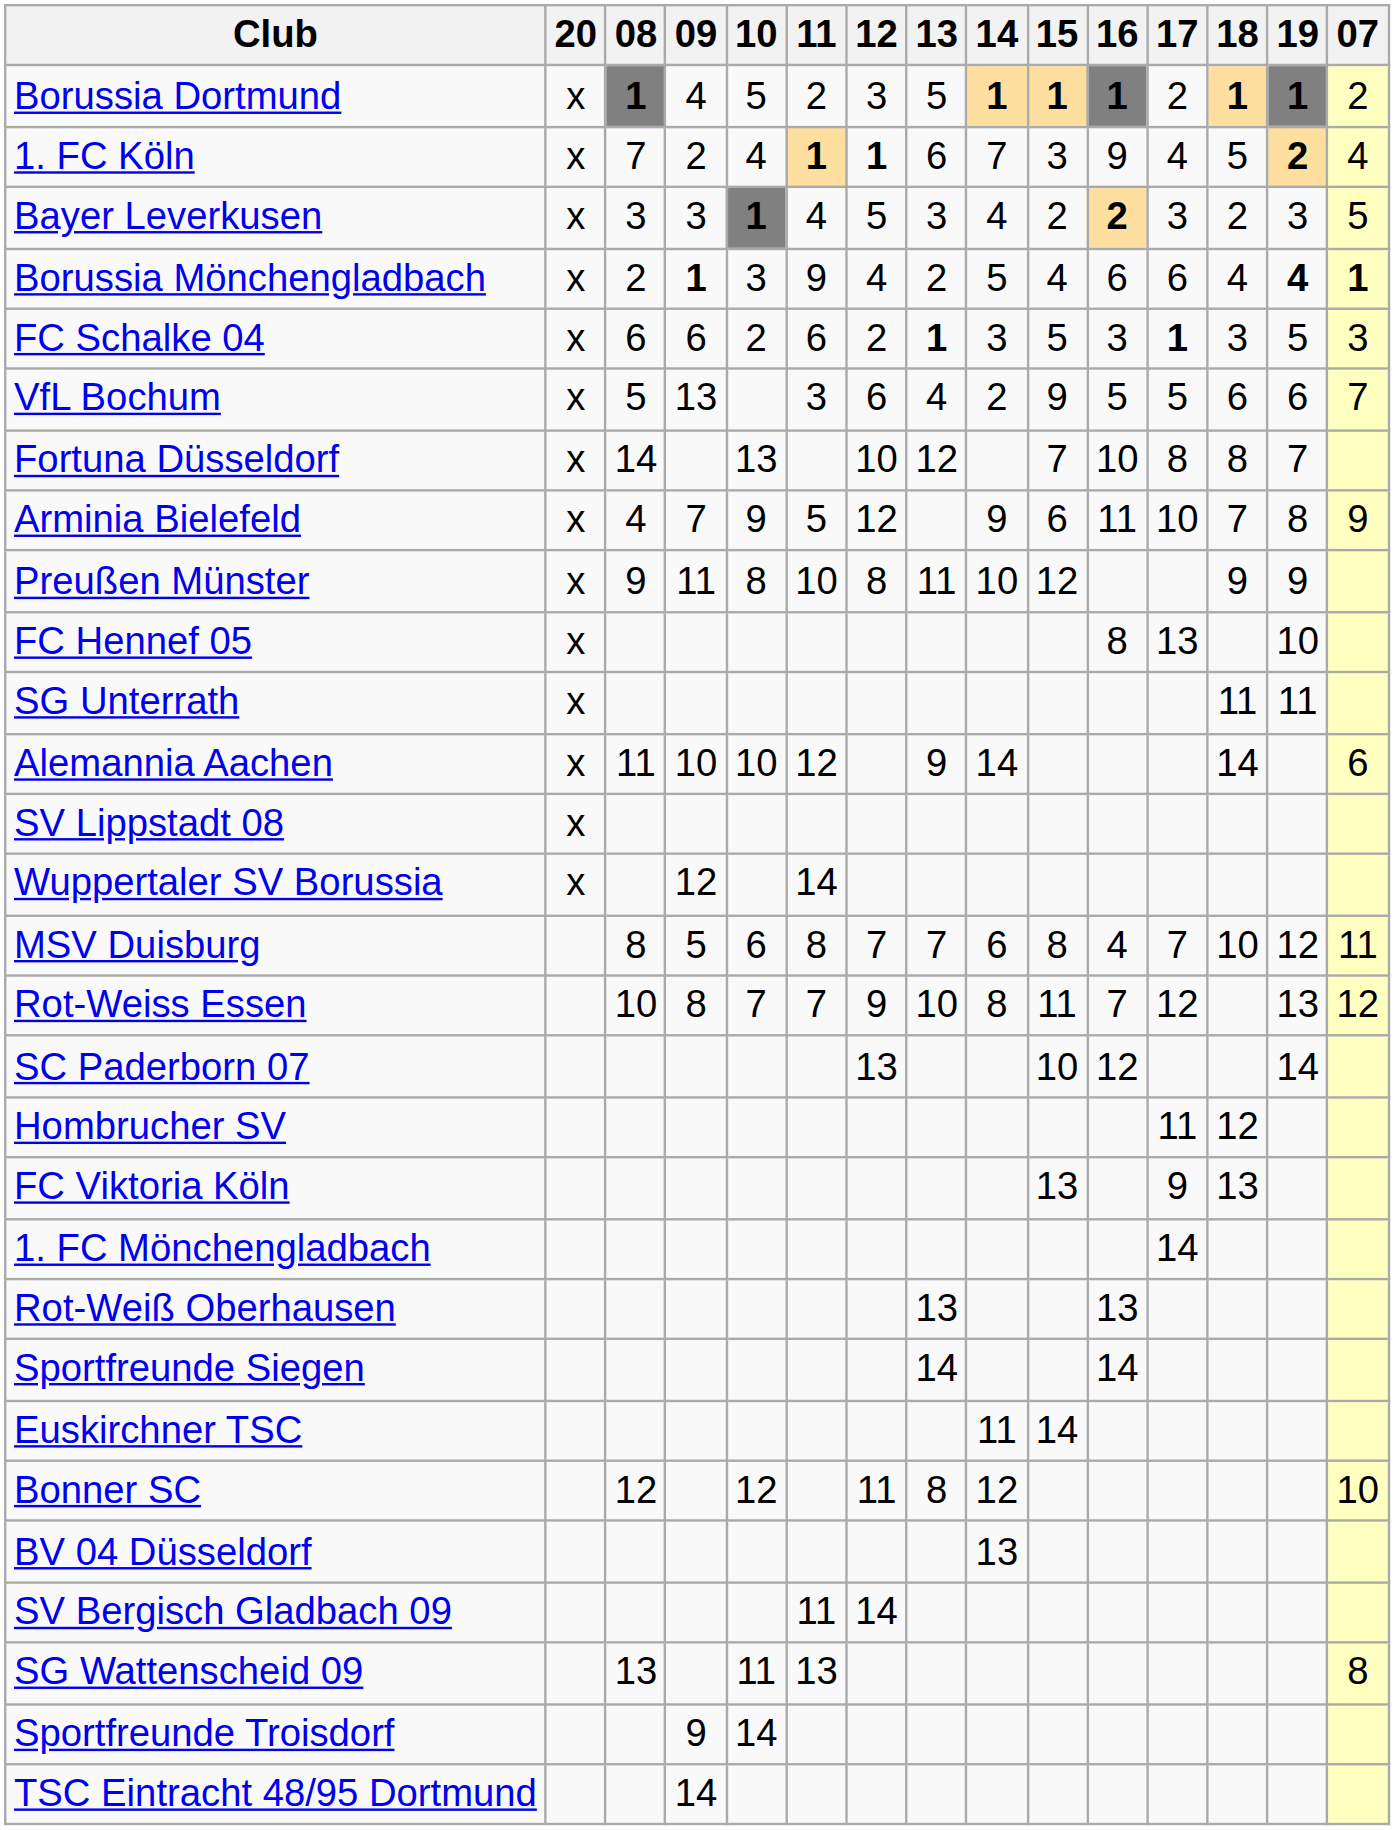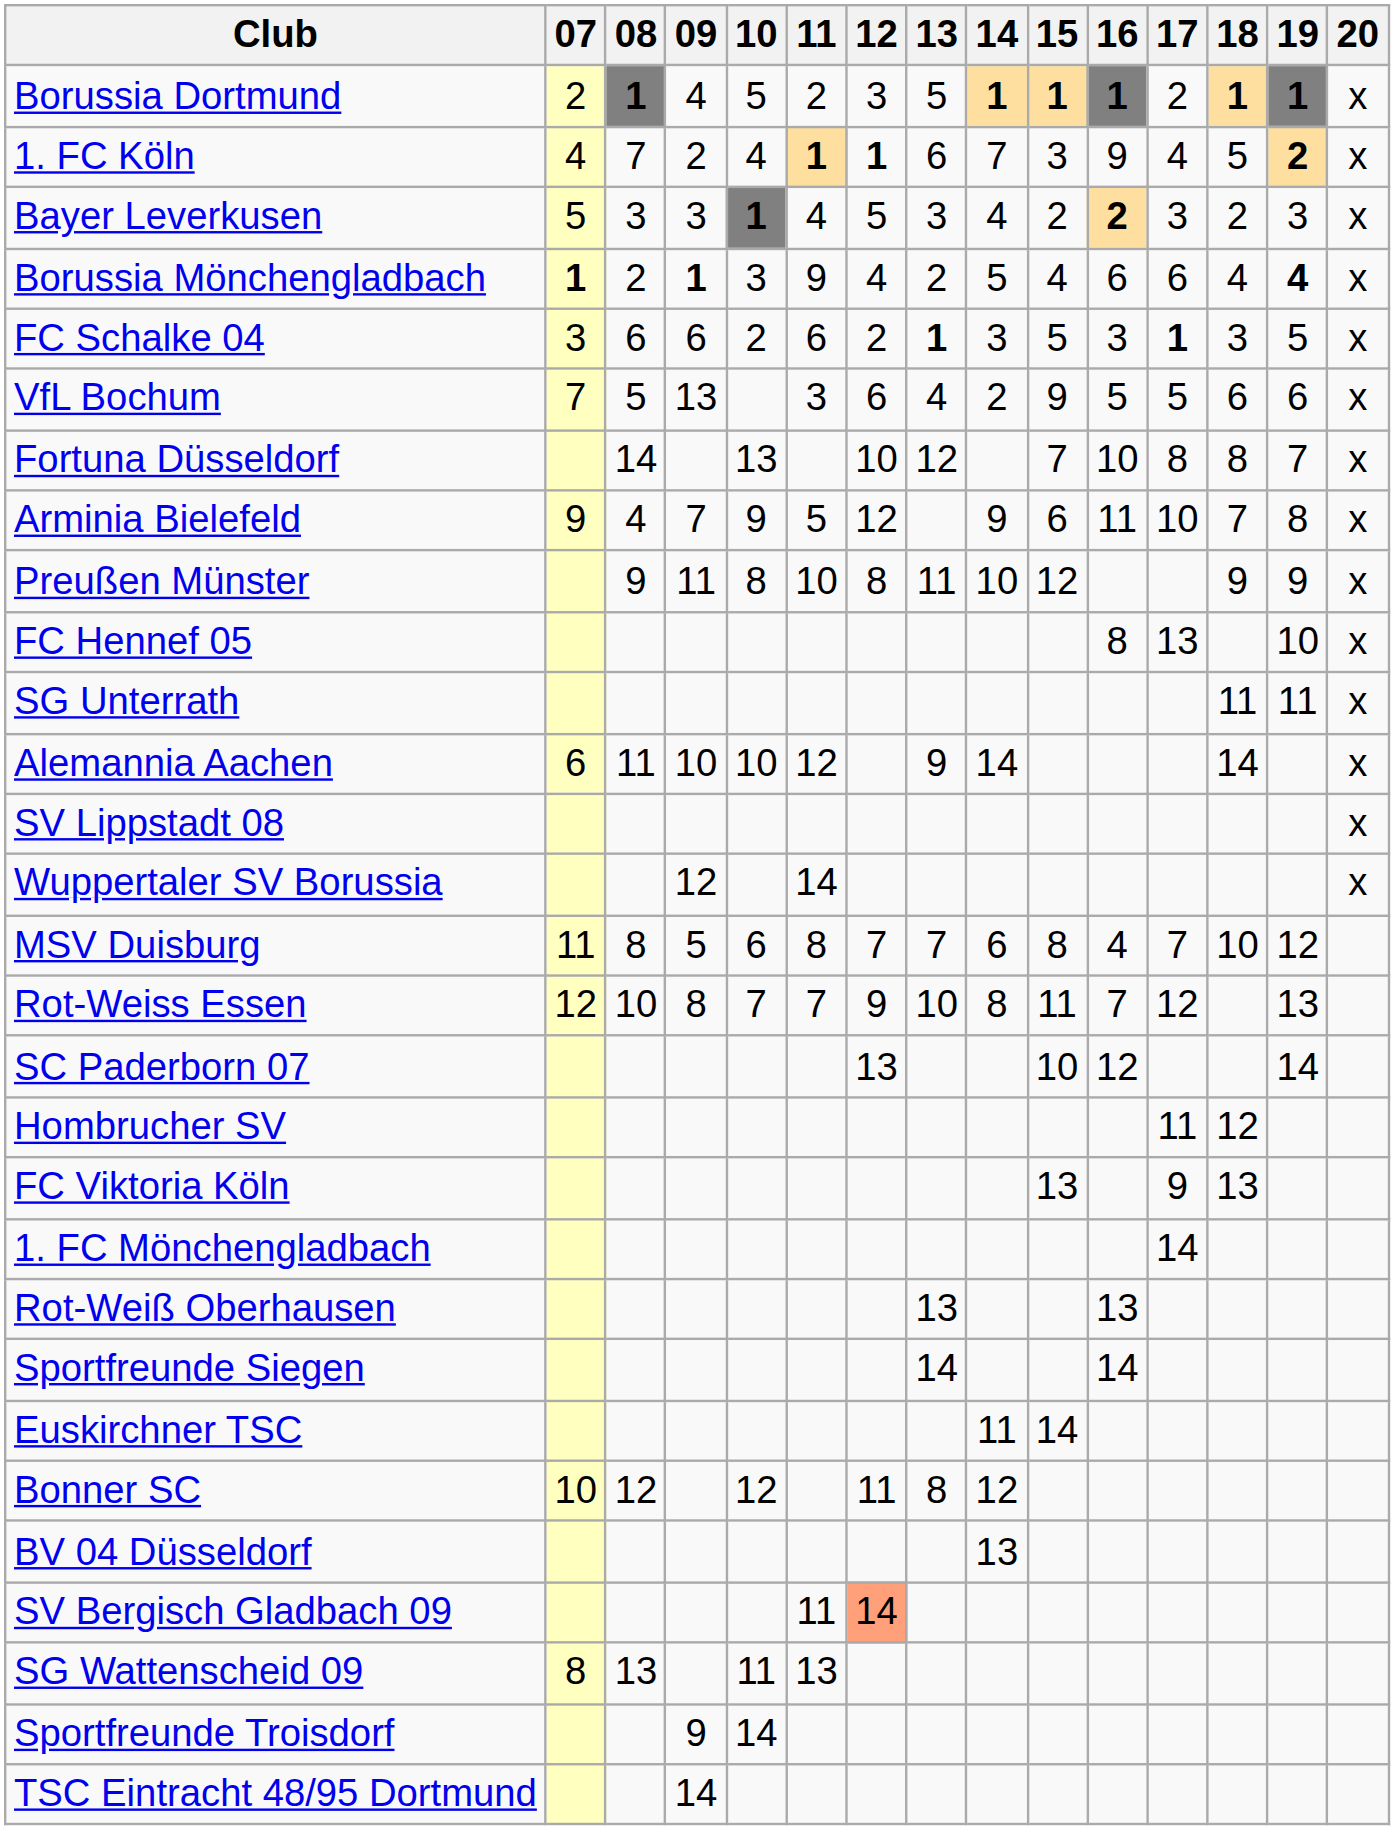columns swapped: (1358, 34) <-> (576, 34)
(877, 1611) no background -> (877, 1611) lightsalmon background
